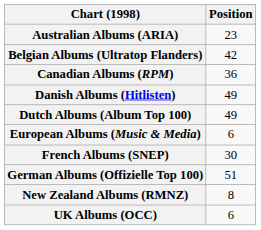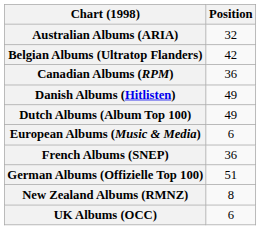(231, 34) 23 -> (231, 34) 32
(231, 154) 30 -> (231, 154) 36
